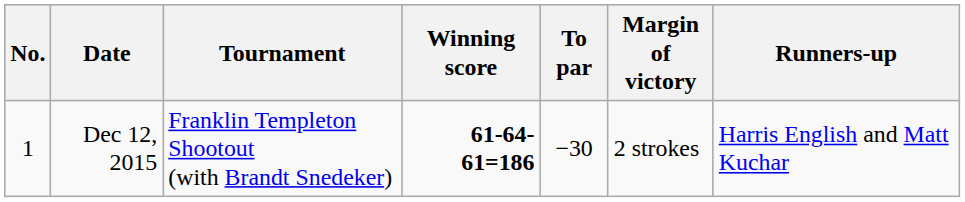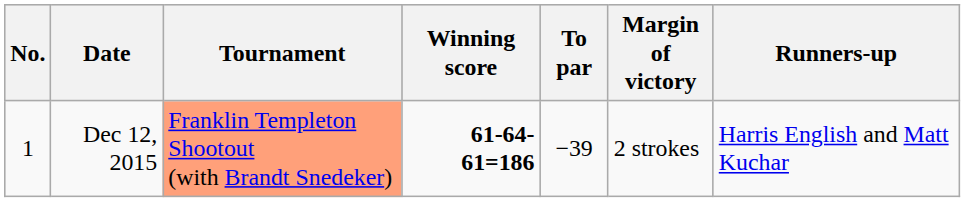(280, 148) no background -> (280, 148) lightsalmon background
(574, 148) −30 -> (574, 148) −39
